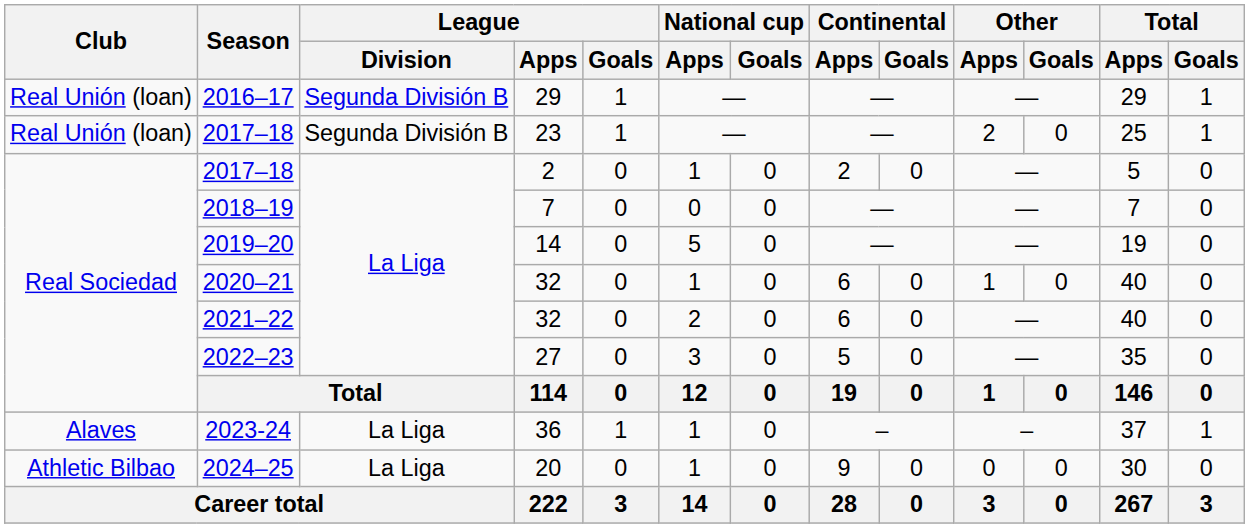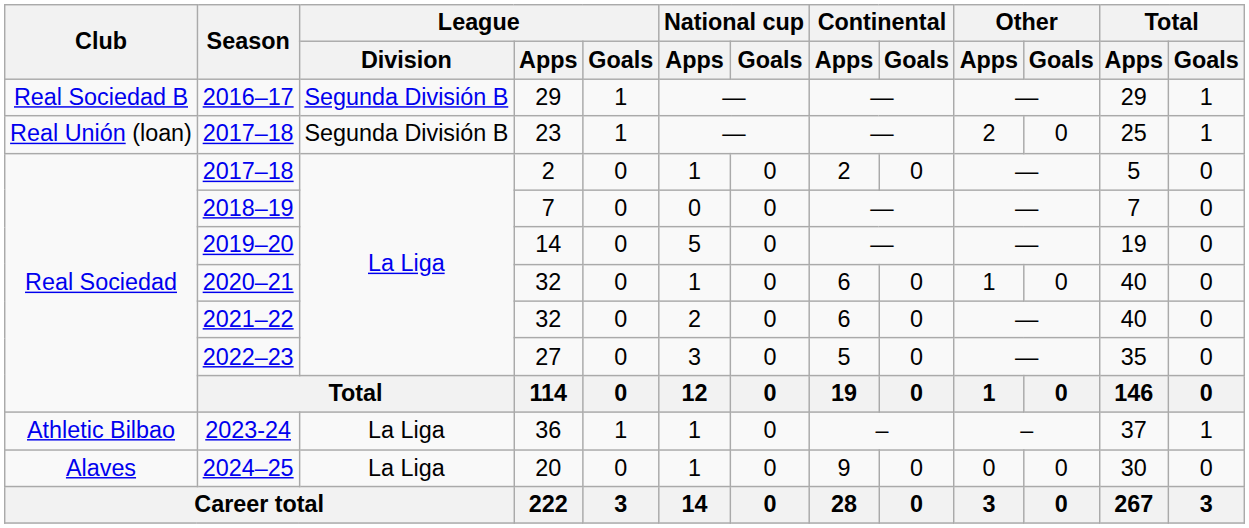(101, 97) Real Unión (loan) -> (101, 97) Real Sociedad B
(101, 430) Alaves -> (101, 430) Athletic Bilbao
(101, 467) Athletic Bilbao -> (101, 467) Alaves
